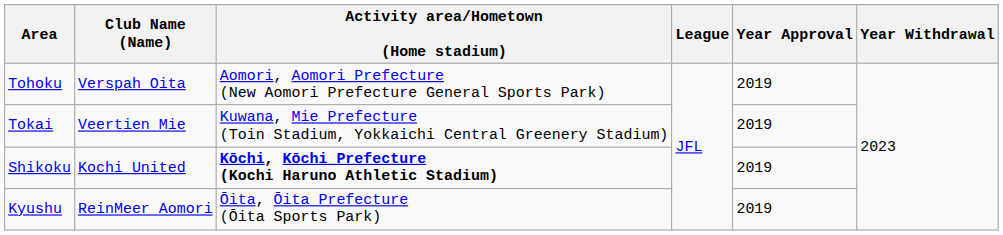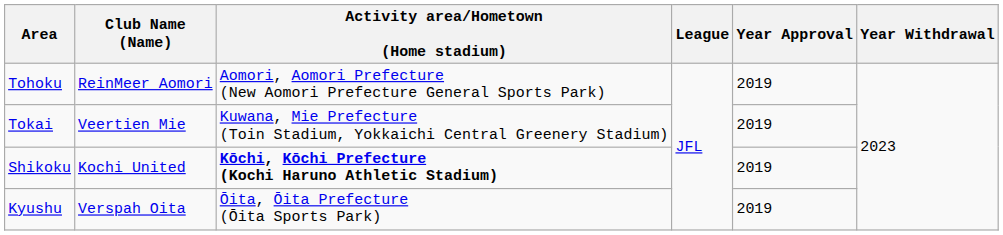(132, 84) Verspah Oita -> (145, 84) ReinMeer Aomori
(145, 209) ReinMeer Aomori -> (132, 209) Verspah Oita
